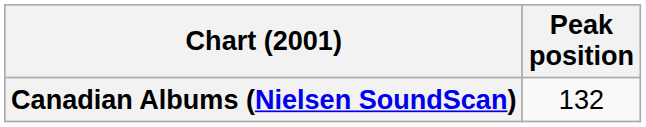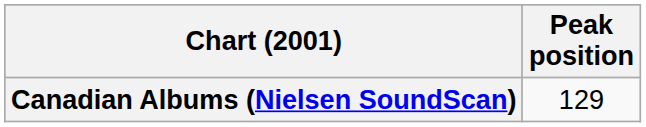(581, 99) 132 -> (581, 99) 129
